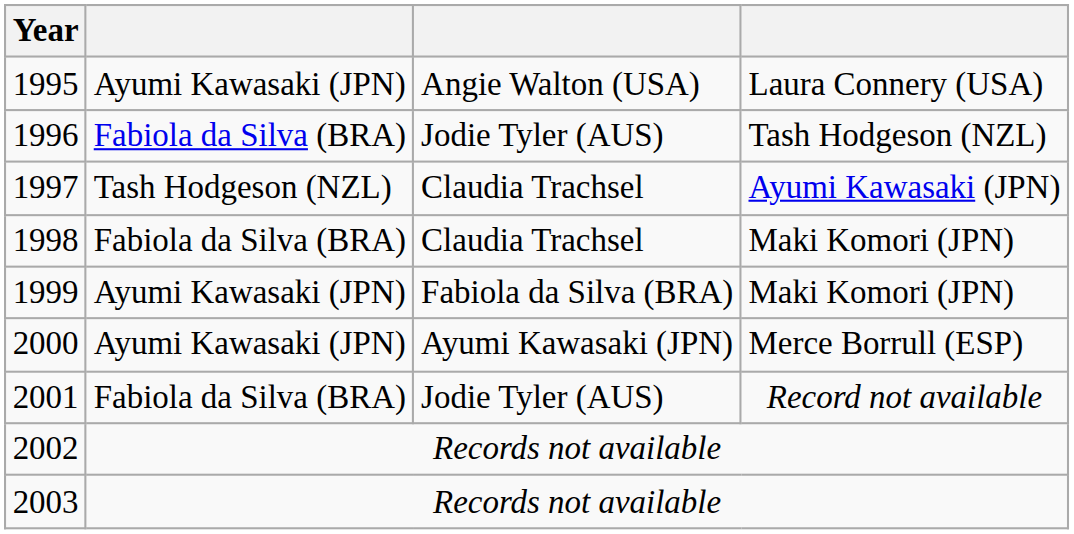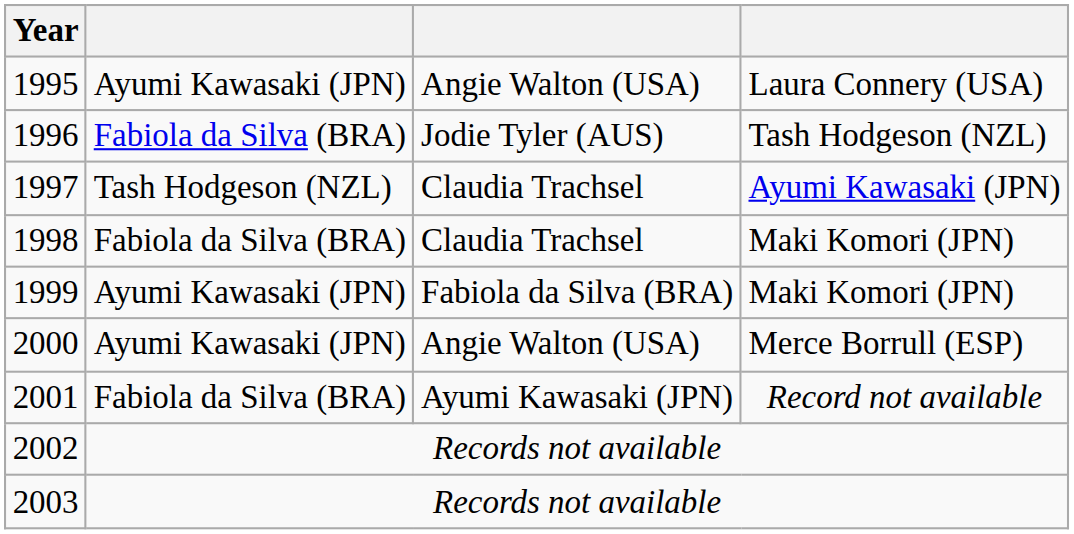(577, 344) Ayumi Kawasaki (JPN) -> (560, 344) Angie Walton (USA)
(542, 396) Jodie Tyler (AUS) -> (577, 396) Ayumi Kawasaki (JPN)
